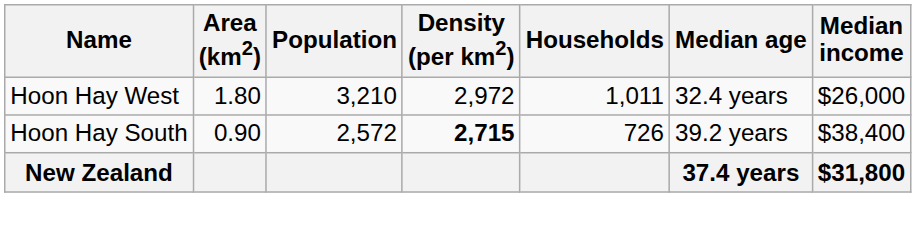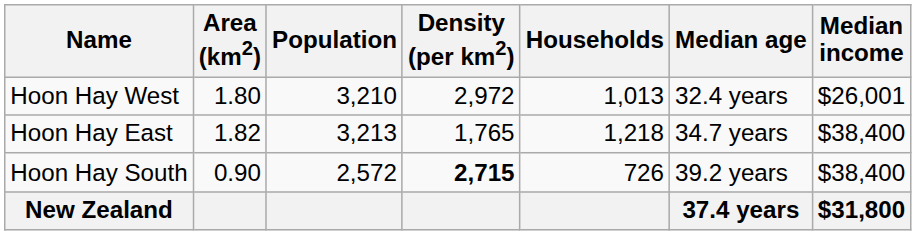(635, 95) 1,011 -> (634, 95) 1,013
(861, 95) $26,000 -> (861, 95) $26,001
+ row: (92, 134)
